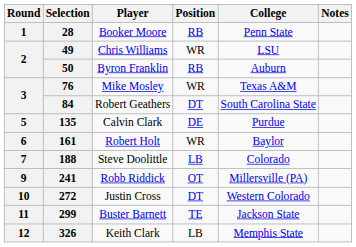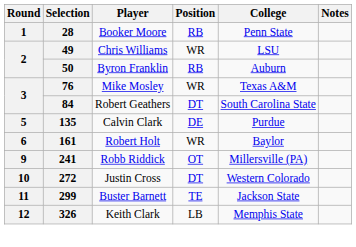- row: (68, 159)
